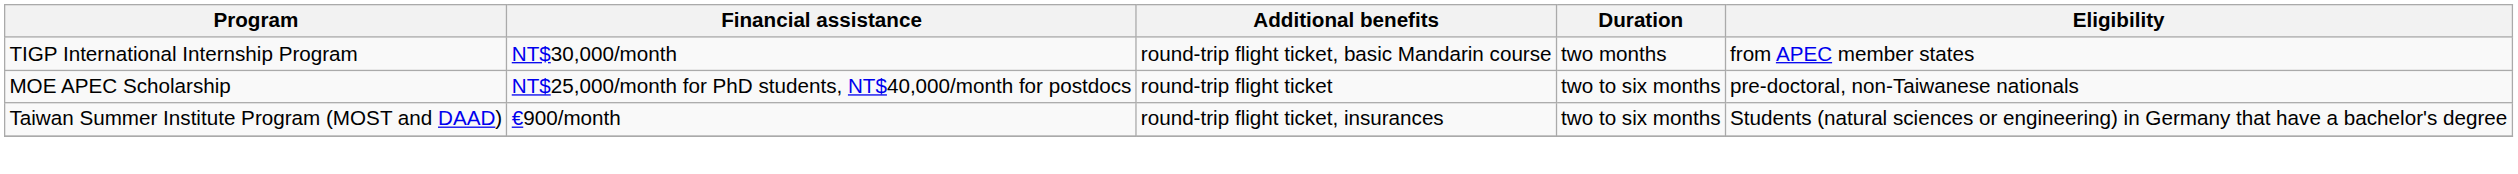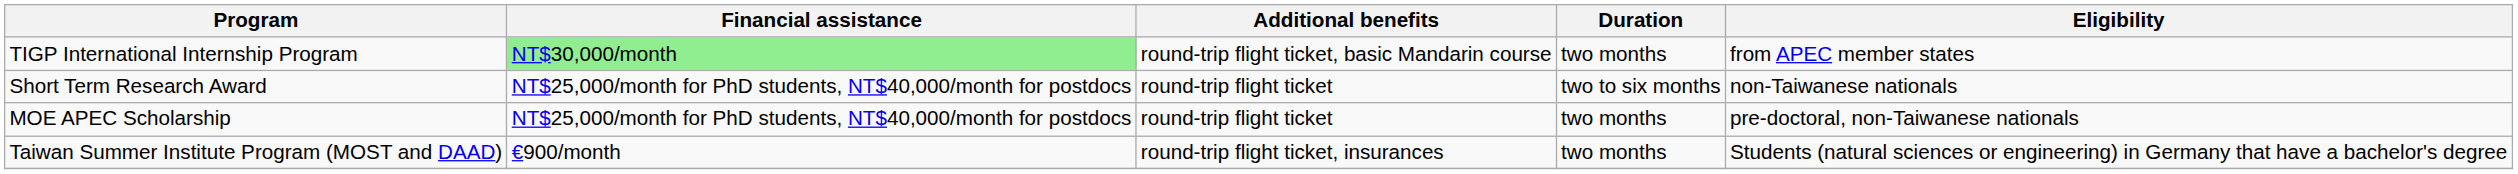(594, 53) no background -> (594, 53) lightgreen background
+ row: (138, 86)
(1641, 86) two to six months -> (1614, 119) two months
(1641, 119) two to six months -> (1614, 151) two months
